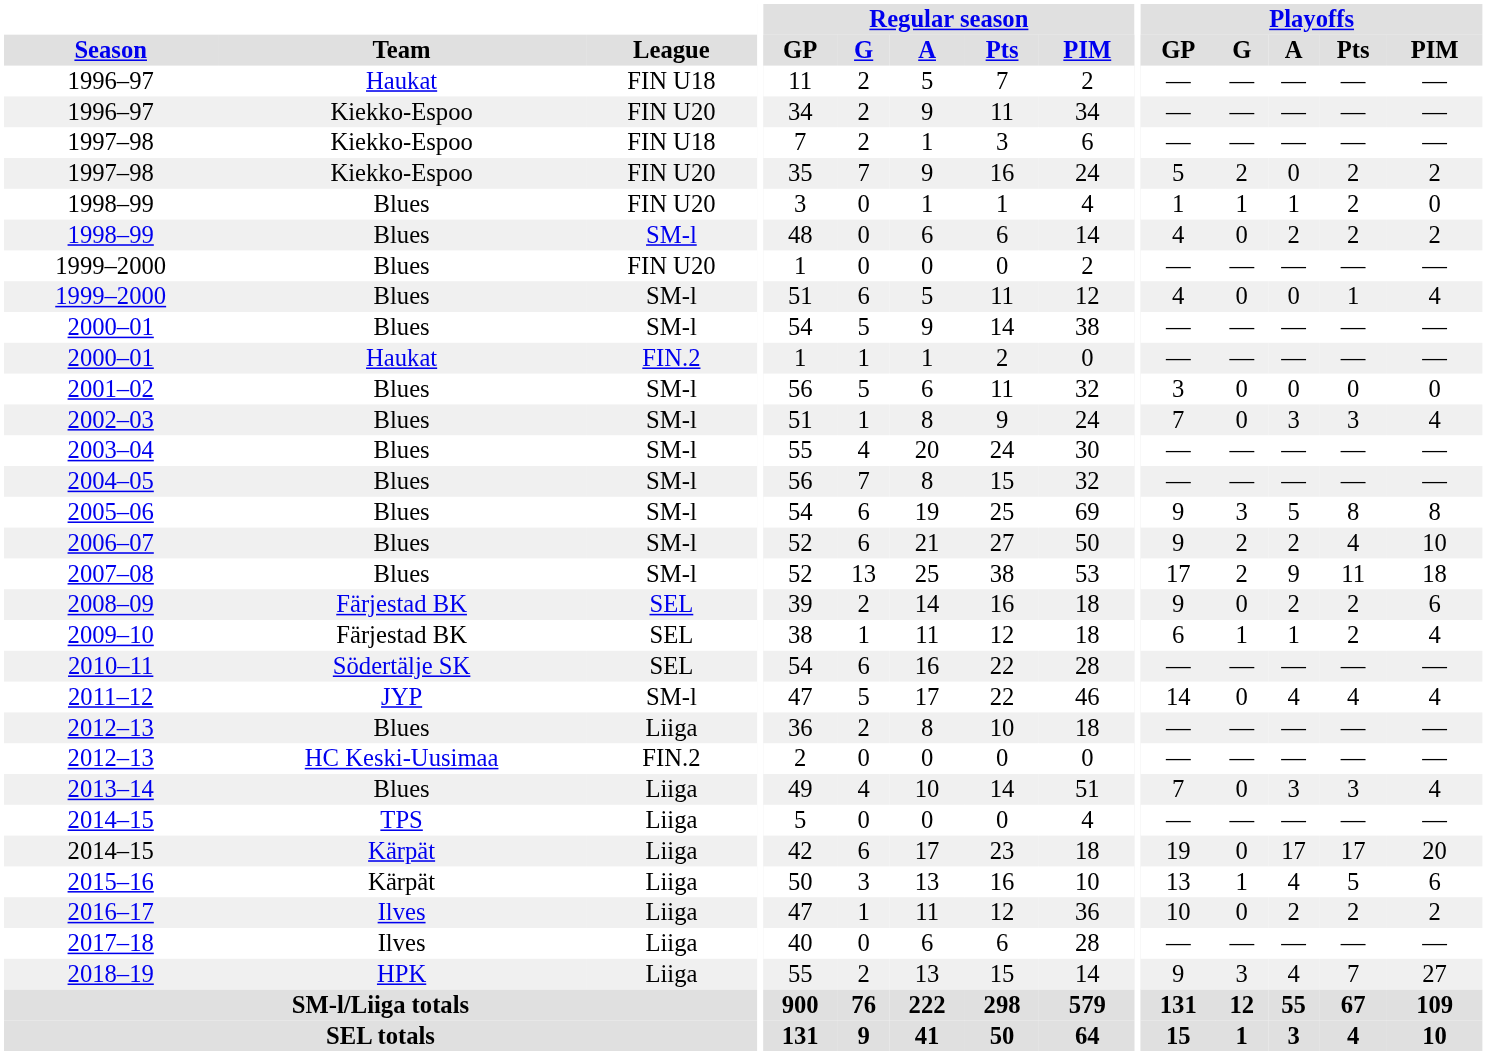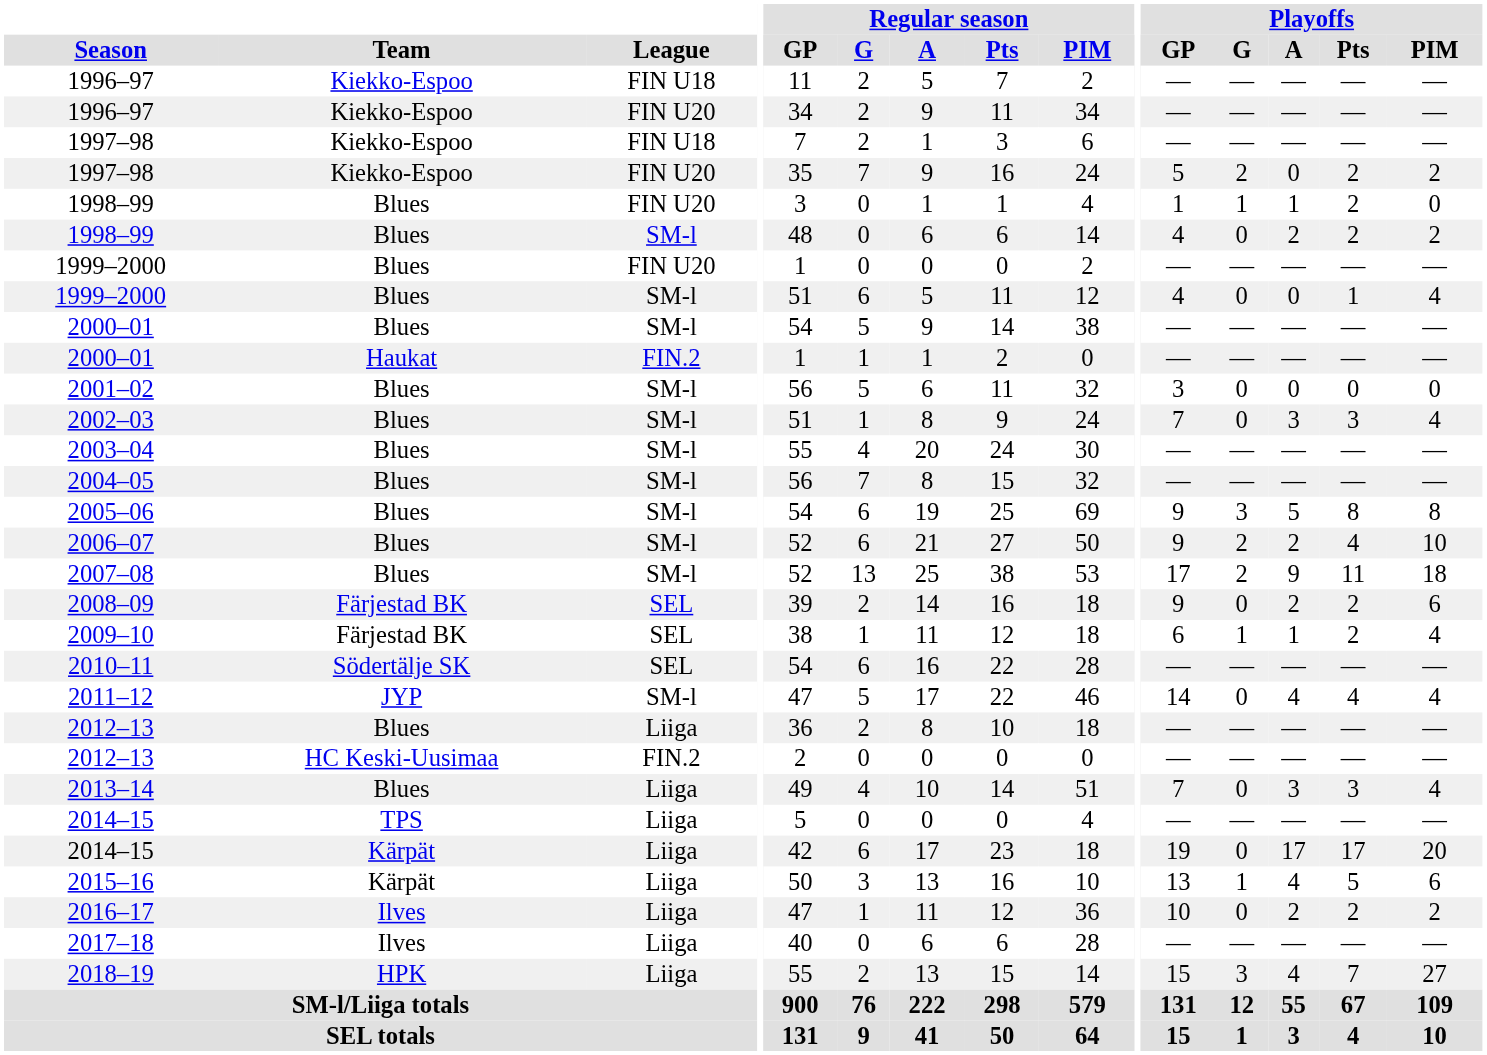(402, 80) Haukat -> (402, 80) Kiekko-Espoo
(1178, 973) 9 -> (1178, 973) 15
